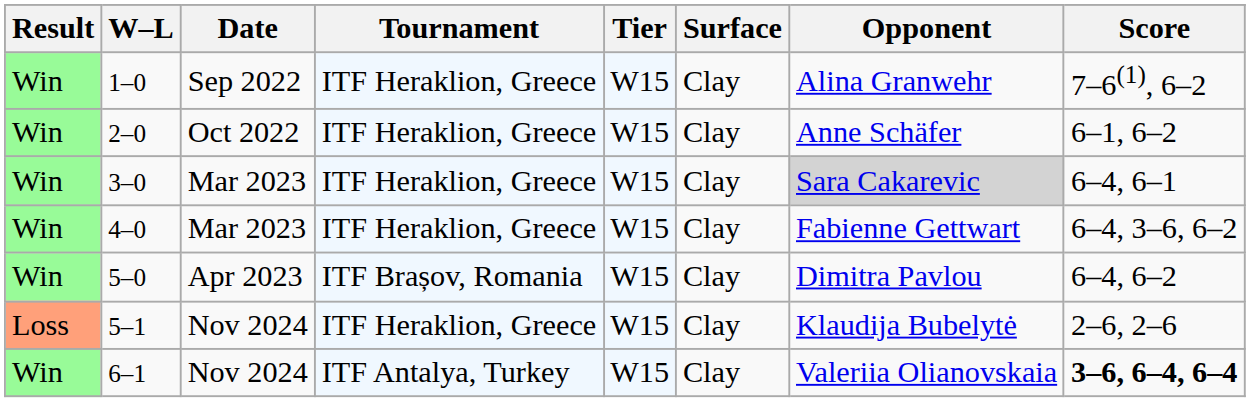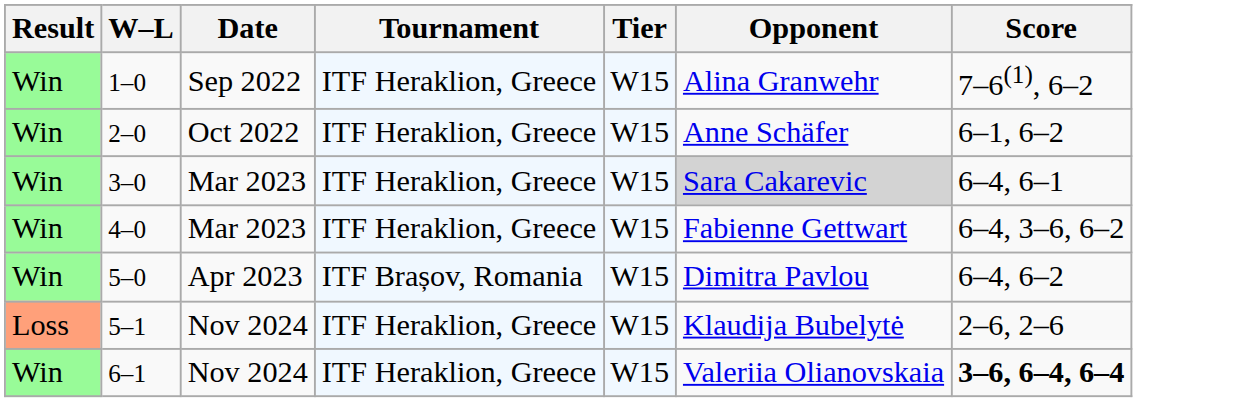- column: (733, 28)
(446, 372) ITF Antalya, Turkey -> (459, 372) ITF Heraklion, Greece
